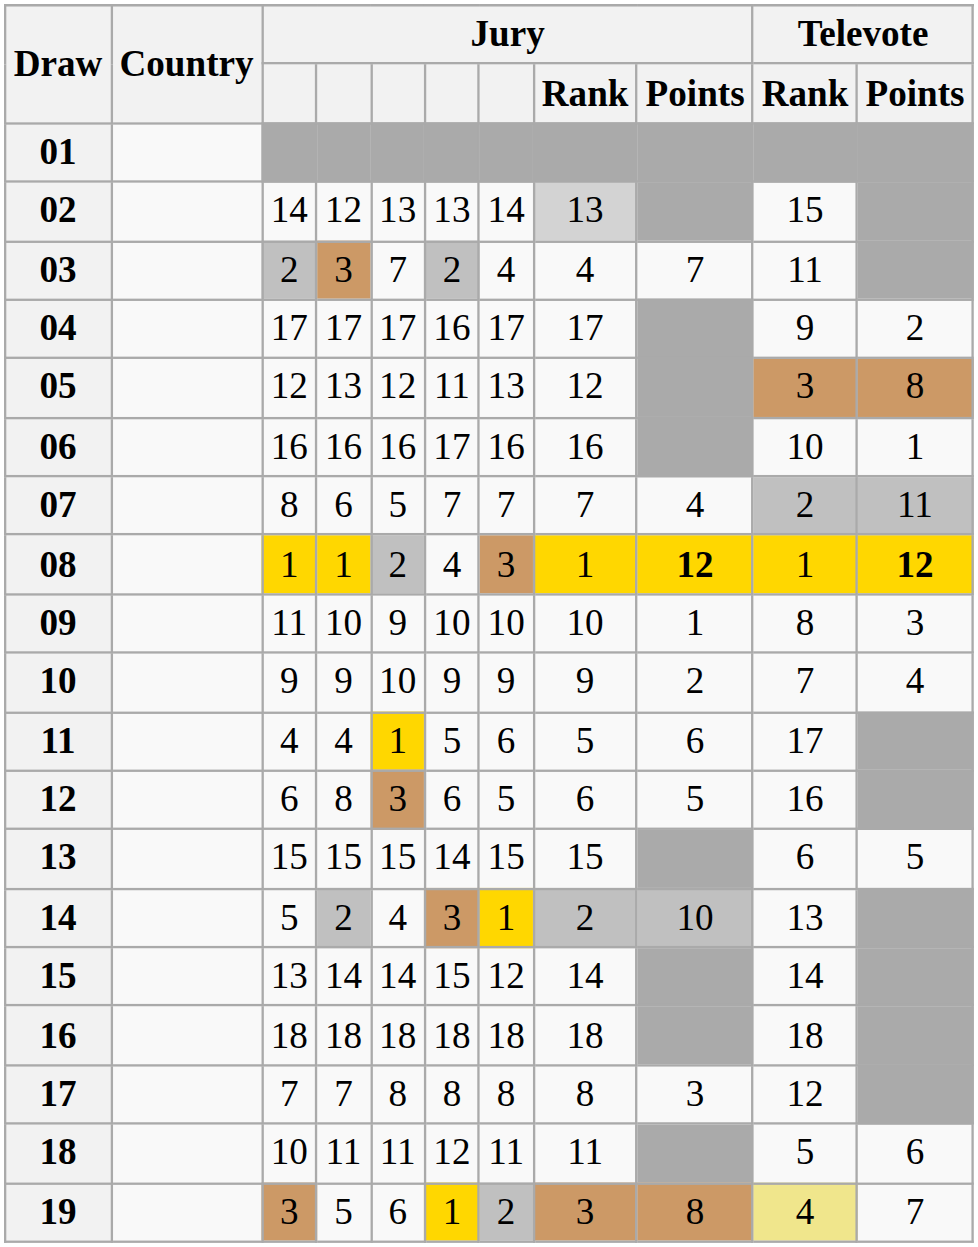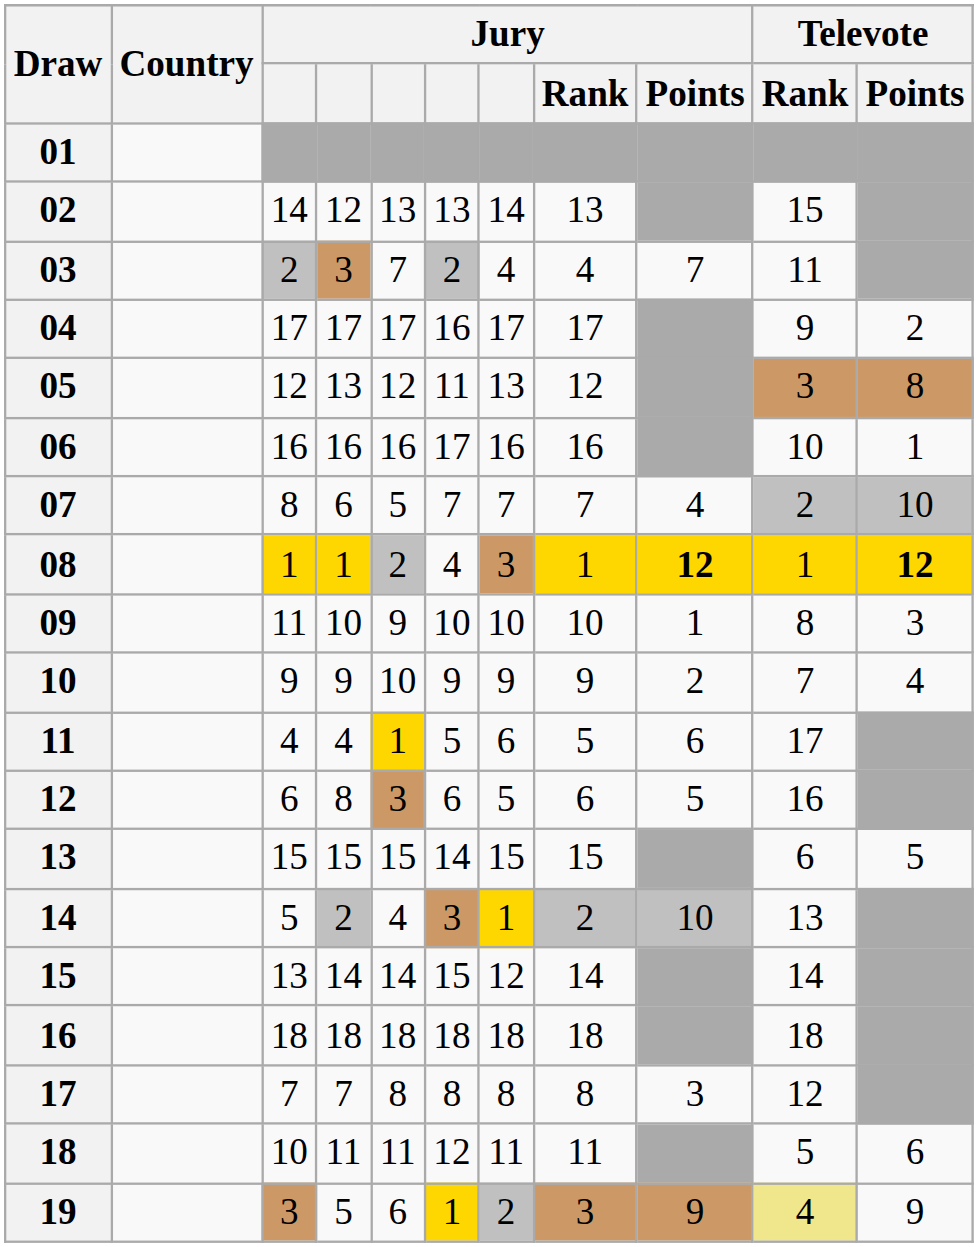(585, 210) lightgrey background -> (585, 210) no background
(915, 504) 11 -> (915, 504) 10
(695, 1211) 8 -> (695, 1211) 9
(915, 1211) 7 -> (915, 1211) 9
